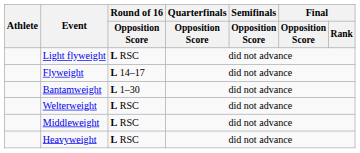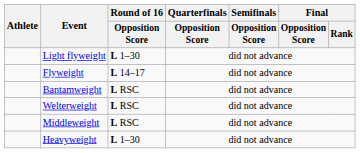(125, 56) L RSC -> (125, 56) L 1–30
(125, 90) L 1–30 -> (125, 90) L RSC
(125, 139) L RSC -> (125, 139) L 1–30
